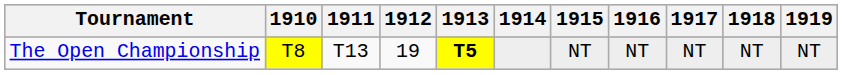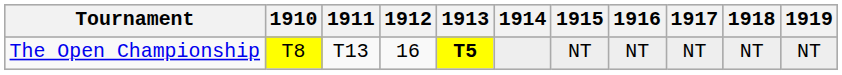(408, 53) 19 -> (408, 53) 16
